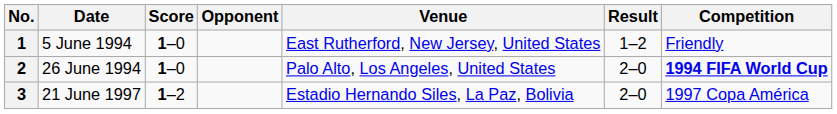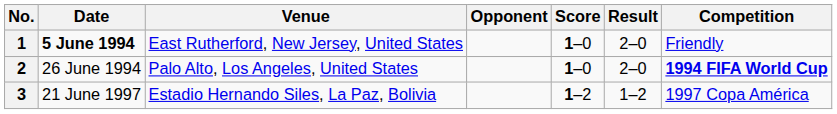columns swapped: (443, 17) <-> (171, 17)
(87, 43) normal -> (88, 43) bold
(633, 43) 1–2 -> (633, 43) 2–0
(633, 95) 2–0 -> (633, 95) 1–2
